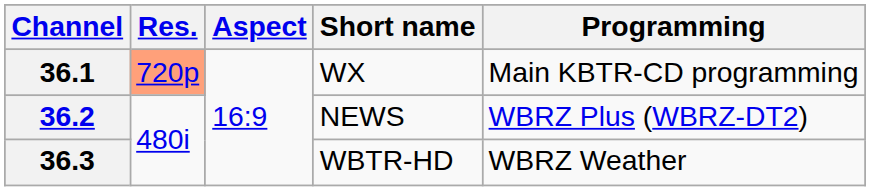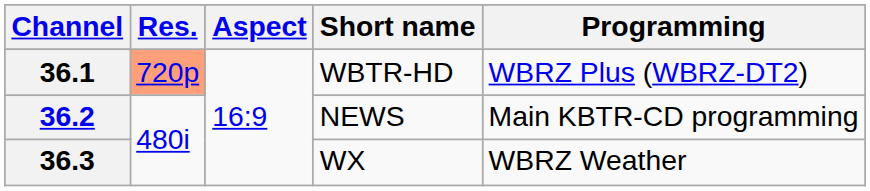(343, 71) WX -> (387, 71) WBTR-HD
(674, 71) Main KBTR-CD programming -> (648, 71) WBRZ Plus (WBRZ-DT2)
(648, 116) WBRZ Plus (WBRZ-DT2) -> (674, 116) Main KBTR-CD programming
(387, 161) WBTR-HD -> (343, 161) WX
